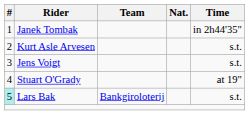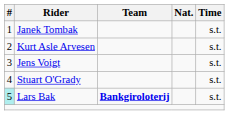(217, 29) in 2h44'35" -> (215, 29) s.t.
(229, 79) at 19" -> (215, 79) s.t.
(132, 96) normal -> (135, 96) bold
